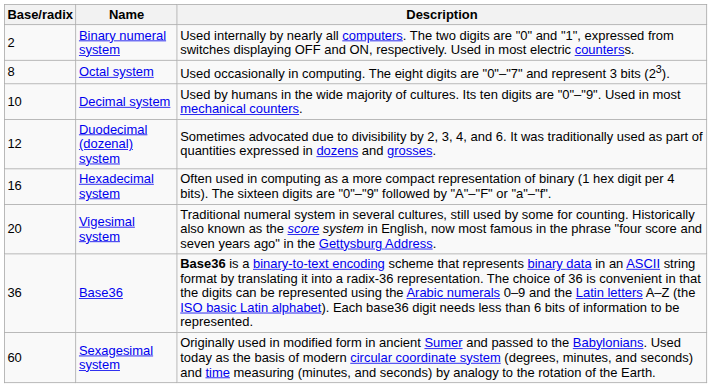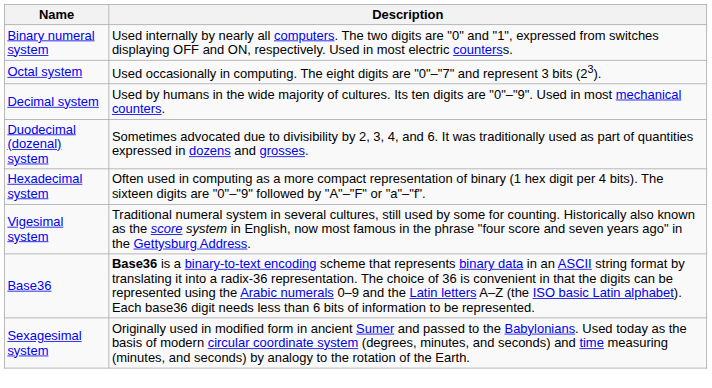- column: (40, 14)
